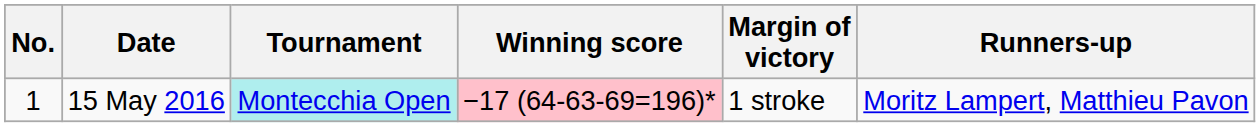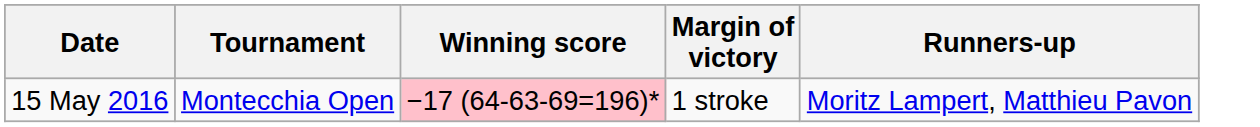- column: (33, 42)
(344, 100) paleturquoise background -> (288, 100) no background
